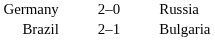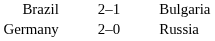rows swapped: (31, 8) <-> (41, 29)
